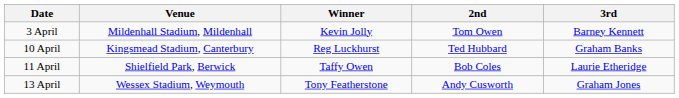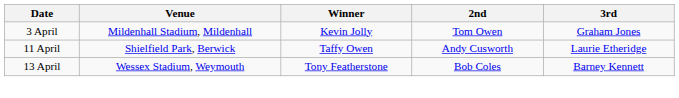(609, 31) Barney Kennett -> (609, 31) Graham Jones
- row: (42, 48)
(477, 66) Bob Coles -> (477, 48) Andy Cusworth
(477, 84) Andy Cusworth -> (477, 66) Bob Coles
(609, 84) Graham Jones -> (609, 66) Barney Kennett
